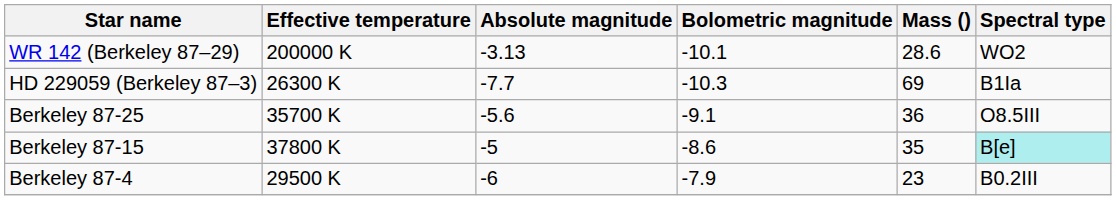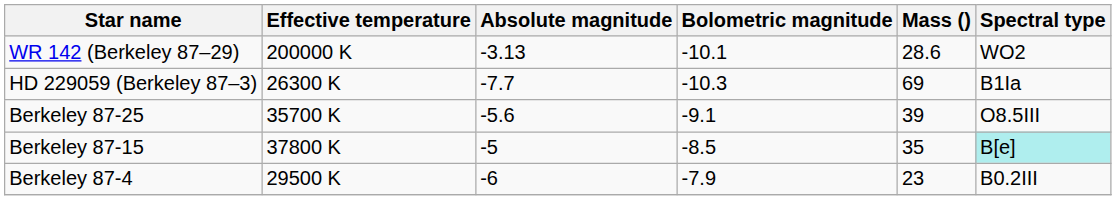(913, 115) 36 -> (913, 115) 39
(699, 147) -8.6 -> (699, 147) -8.5
